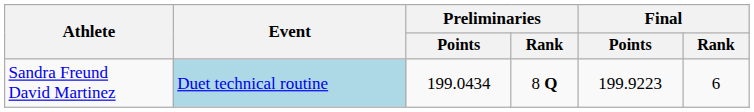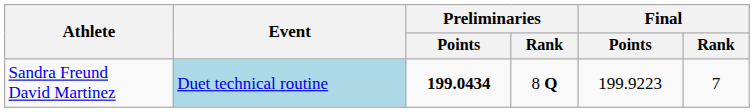(459, 83) normal -> (459, 83) bold
(716, 83) 6 -> (716, 83) 7
